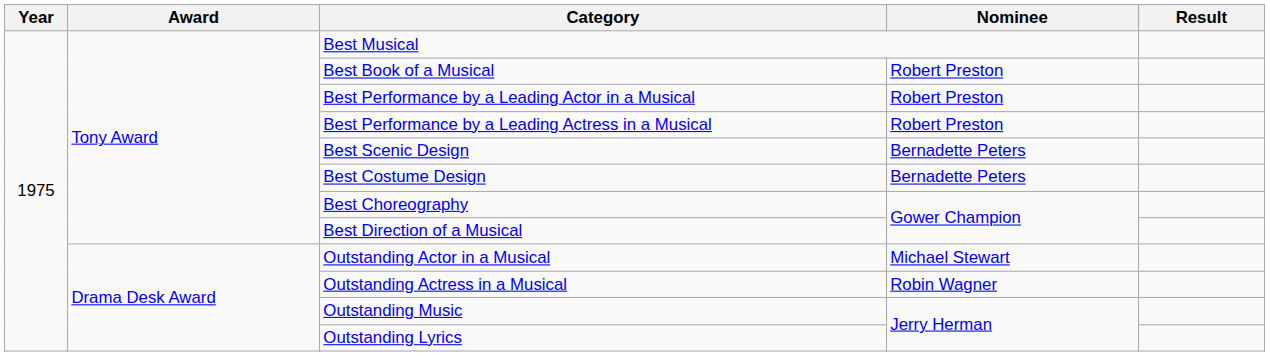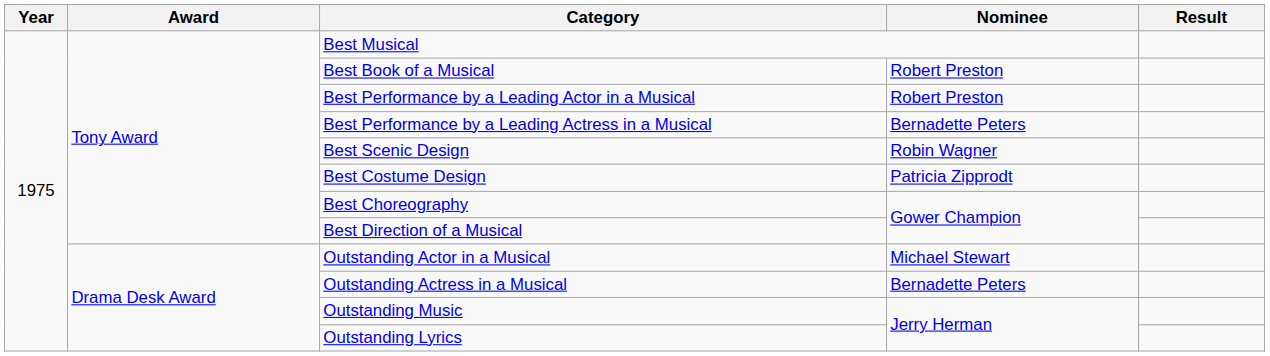(947, 124) Robert Preston -> (958, 124) Bernadette Peters
(958, 151) Bernadette Peters -> (944, 151) Robin Wagner
(958, 177) Bernadette Peters -> (951, 177) Patricia Zipprodt
(944, 284) Robin Wagner -> (958, 284) Bernadette Peters
